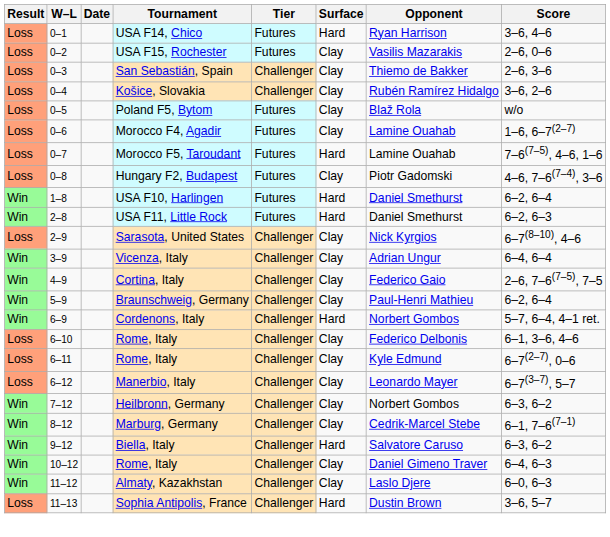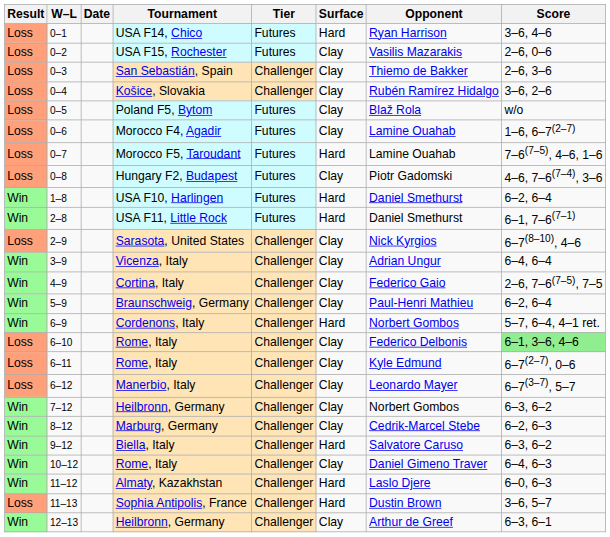(528, 216) 6–2, 6–3 -> (540, 218) 6–1, 7–6(7–1)
(542, 339) no background -> (542, 342) lightgreen background
(540, 424) 6–1, 7–6(7–1) -> (528, 426) 6–2, 6–3
(331, 484) Clay -> (332, 484) Hard
+ row: (64, 523)
